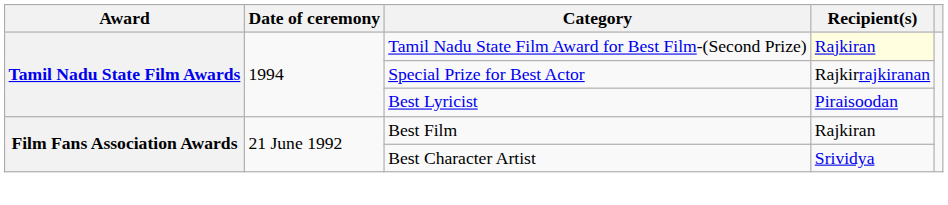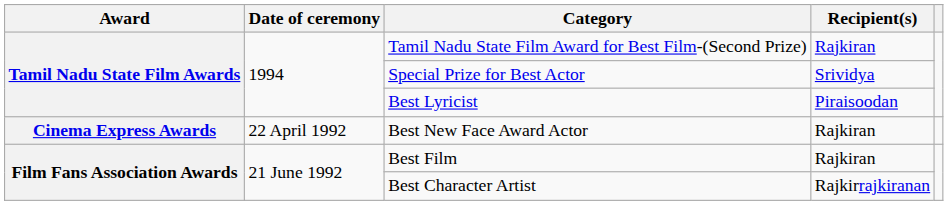(845, 46) lightyellow background -> (845, 46) no background
(873, 74) Rajkirrajkiranan -> (845, 74) Srividya
+ row: (488, 130)
(845, 158) Srividya -> (873, 185) Rajkirrajkiranan
